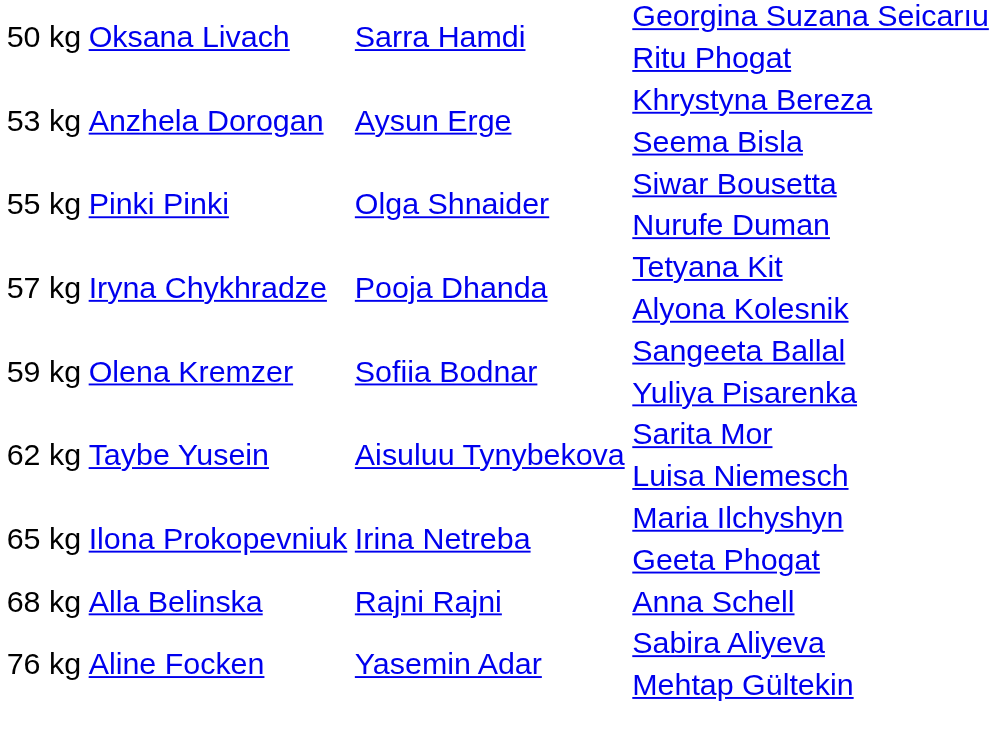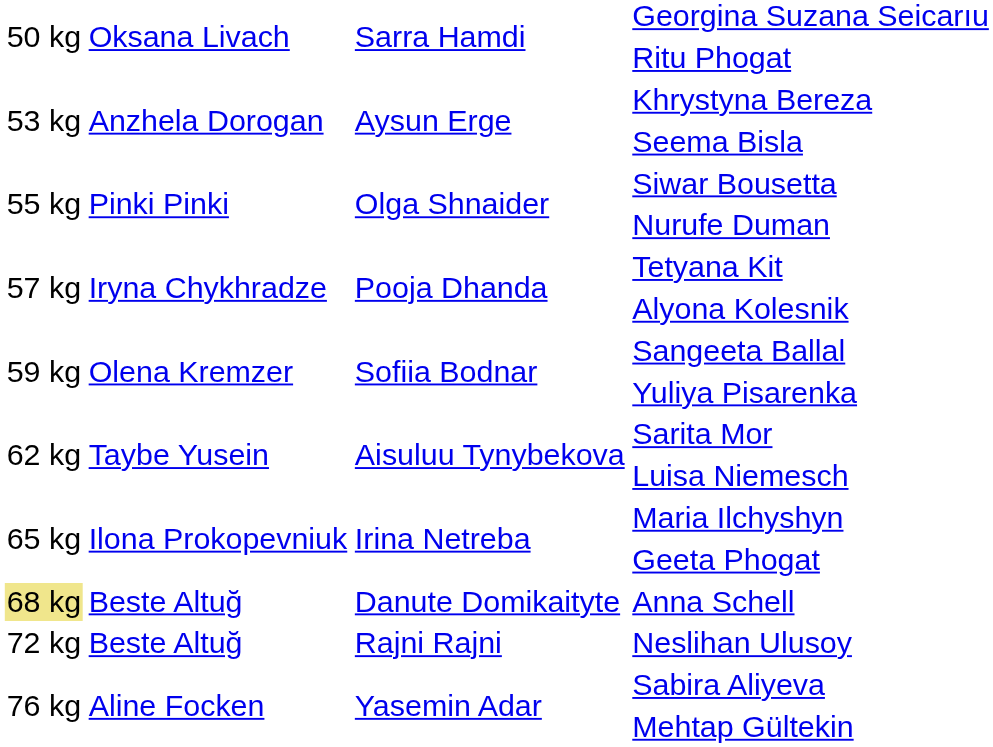(44, 601) no background -> (44, 601) khaki background
(176, 601) Alla Belinska -> (166, 601) Beste Altuğ
(428, 601) Rajni Rajni -> (487, 601) Danute Domikaityte
+ row: (742, 643)
